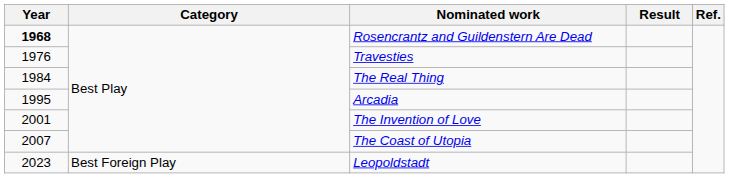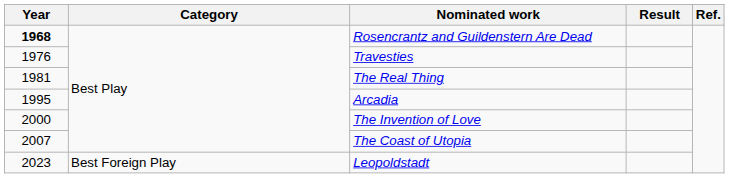(36, 78) 1984 -> (36, 78) 1981
(36, 120) 2001 -> (36, 120) 2000
